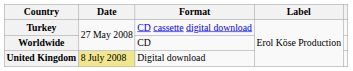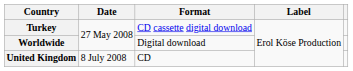(144, 43) CD -> (171, 43) Digital download
(104, 58) khaki background -> (104, 58) no background
(171, 58) Digital download -> (144, 58) CD
